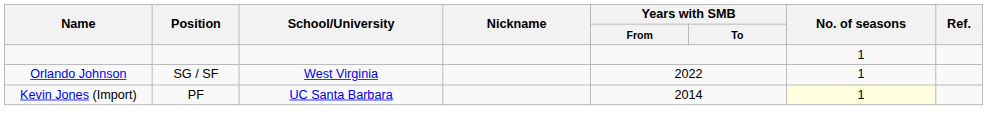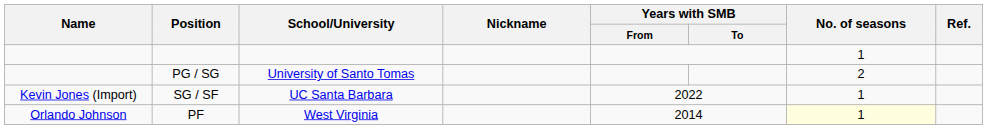+ row: (196, 74)
(78, 74) Orlando Johnson -> (78, 94) Kevin Jones (Import)
(341, 74) West Virginia -> (341, 94) UC Santa Barbara
(78, 94) Kevin Jones (Import) -> (78, 114) Orlando Johnson
(341, 94) UC Santa Barbara -> (341, 114) West Virginia
